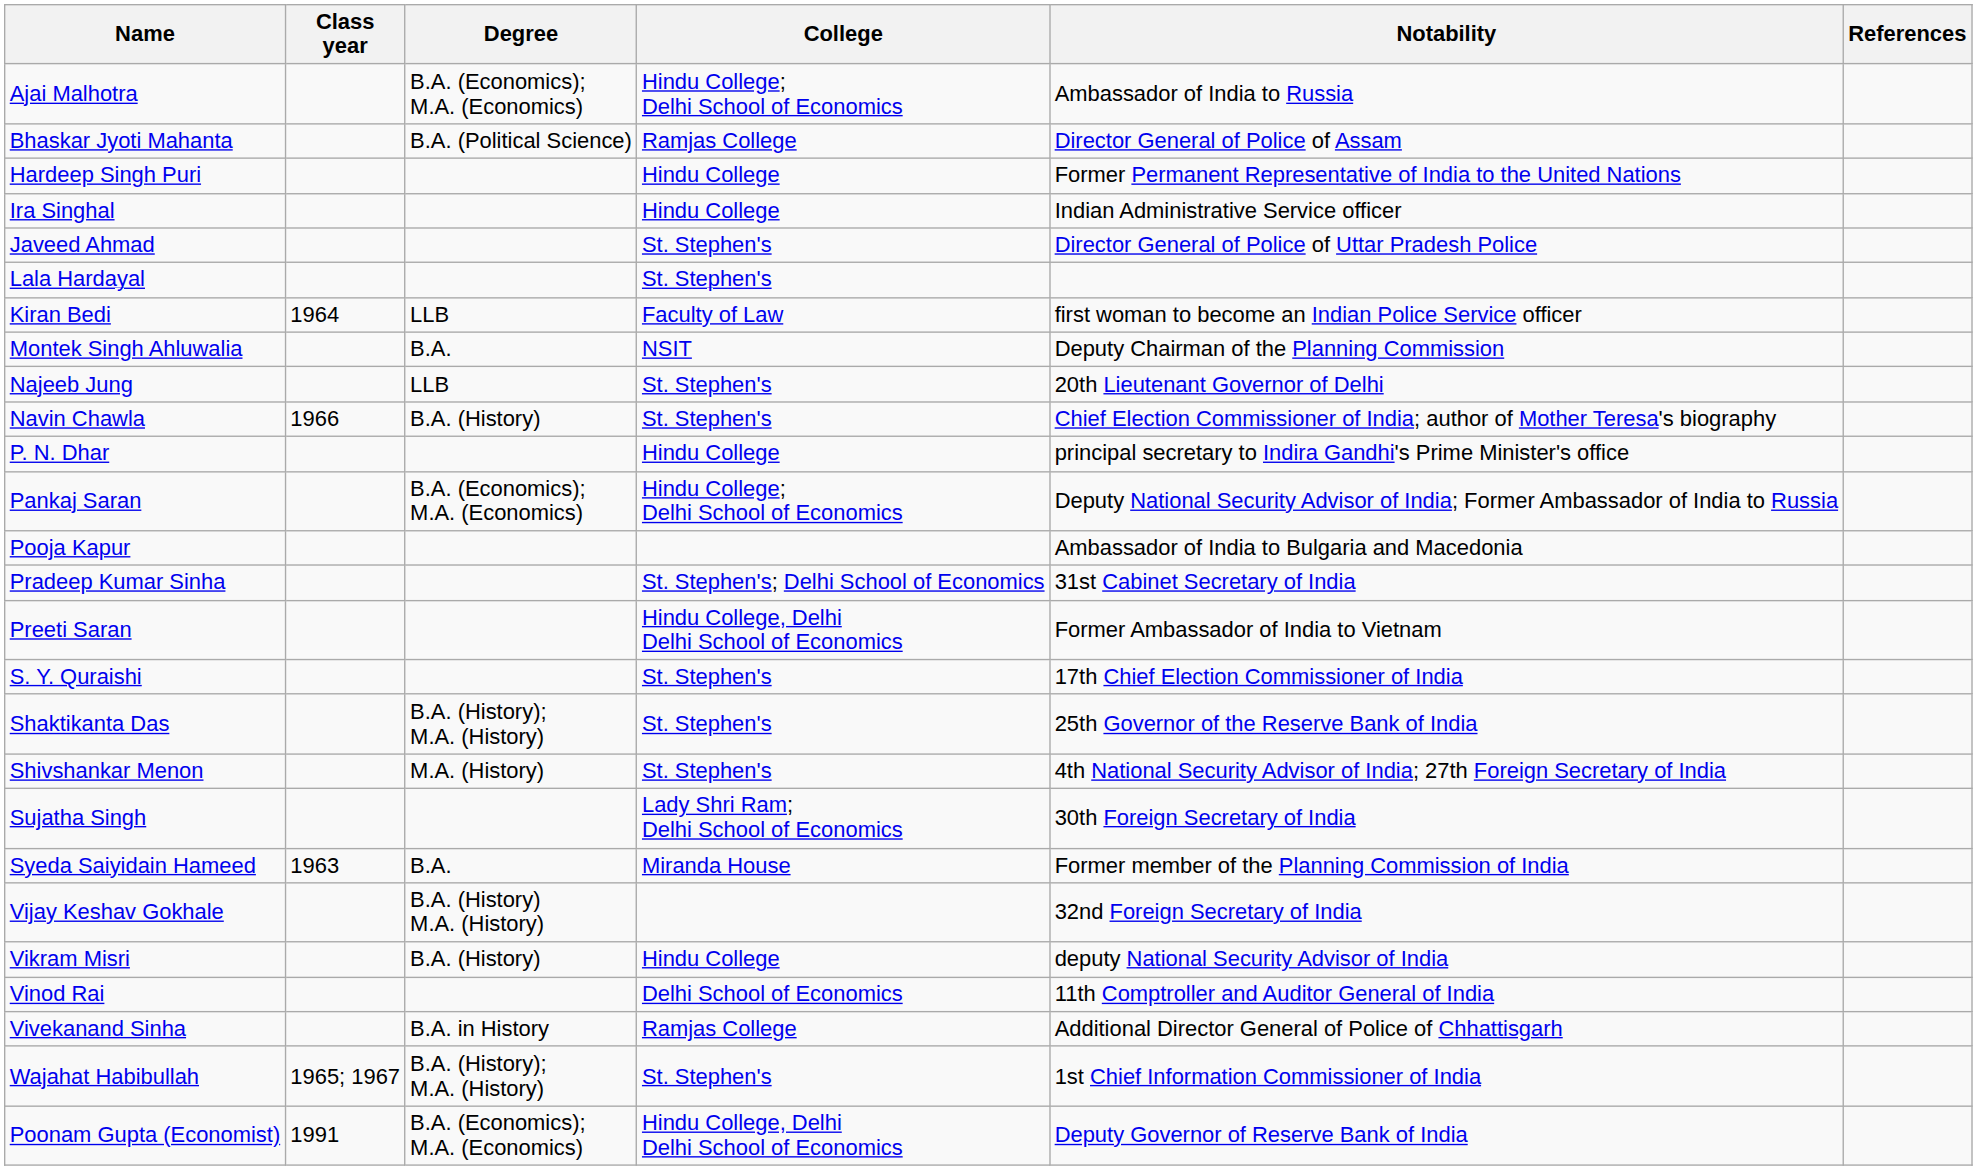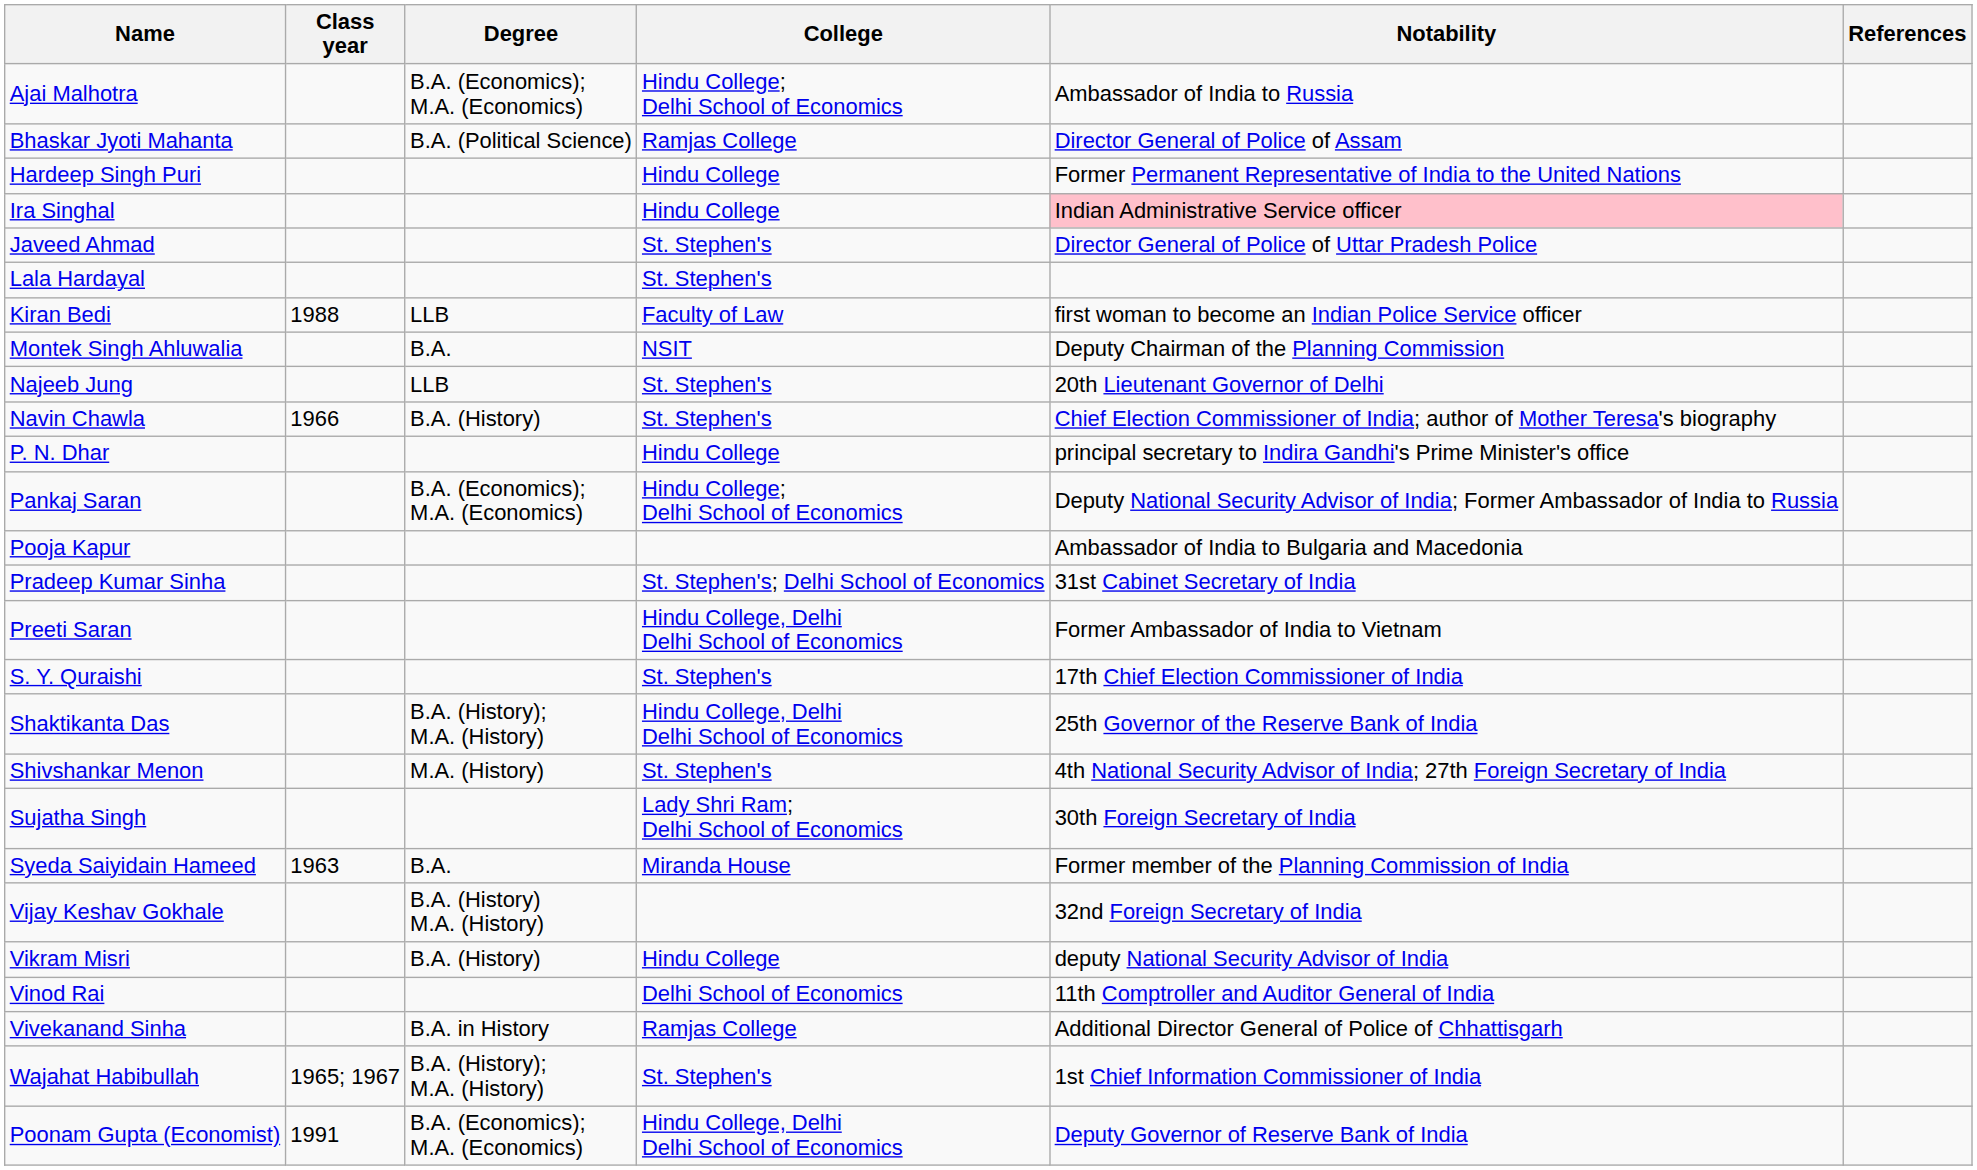(1228, 210) no background -> (1228, 210) pink background
(315, 314) 1964 -> (315, 314) 1988
(707, 723) St. Stephen's -> (772, 723) Hindu College, Delhi Delhi School of Economics
